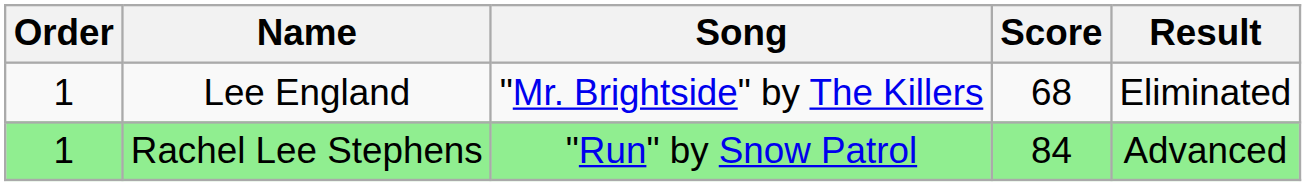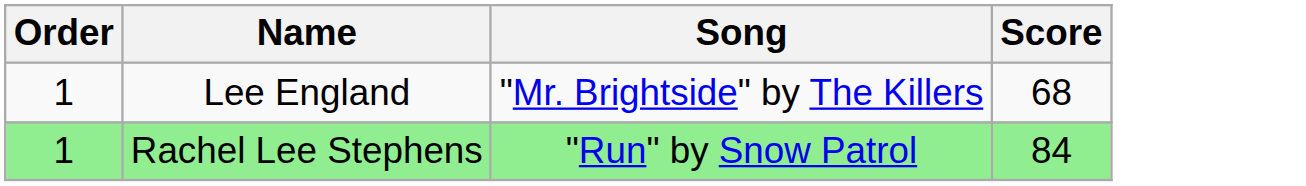- column: (1205, 33)
